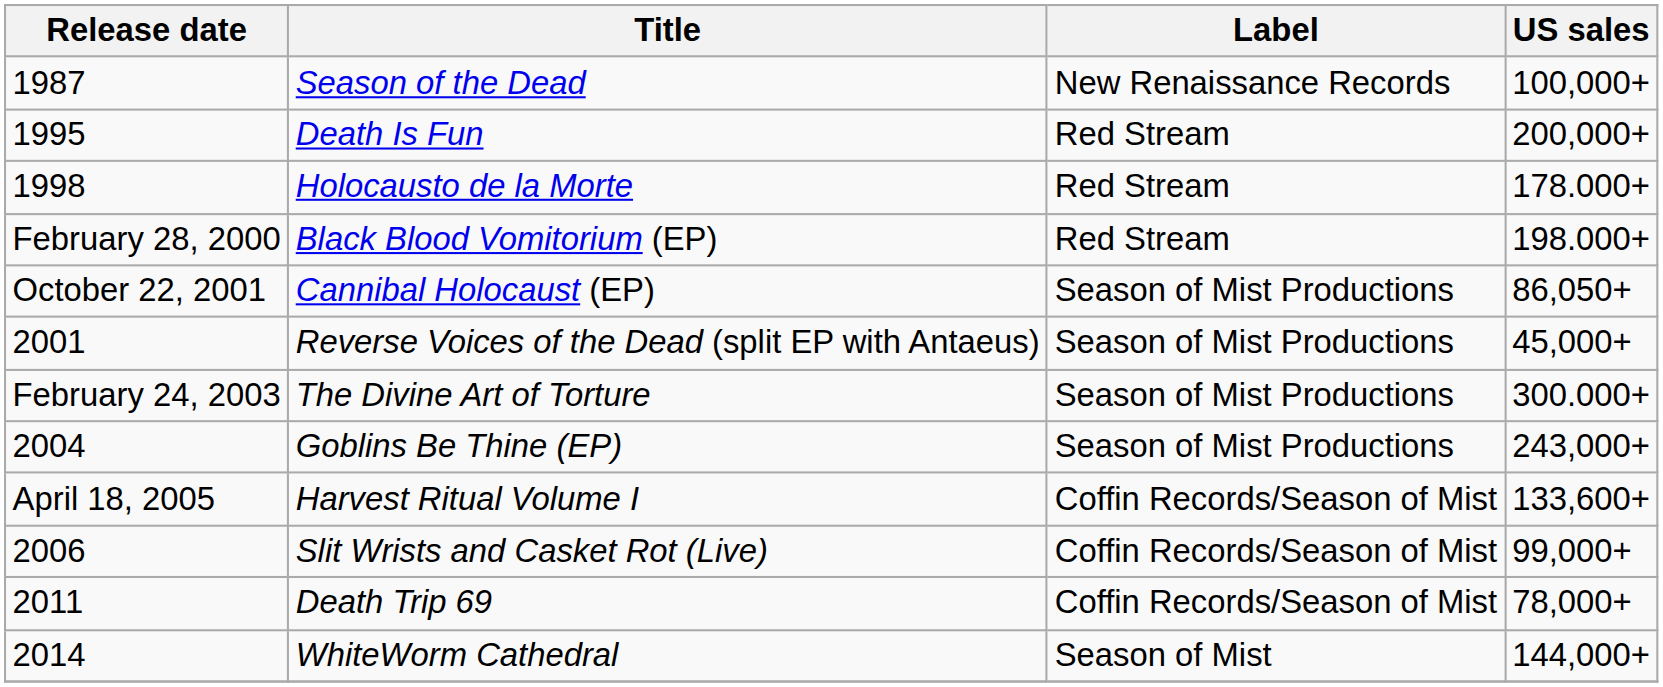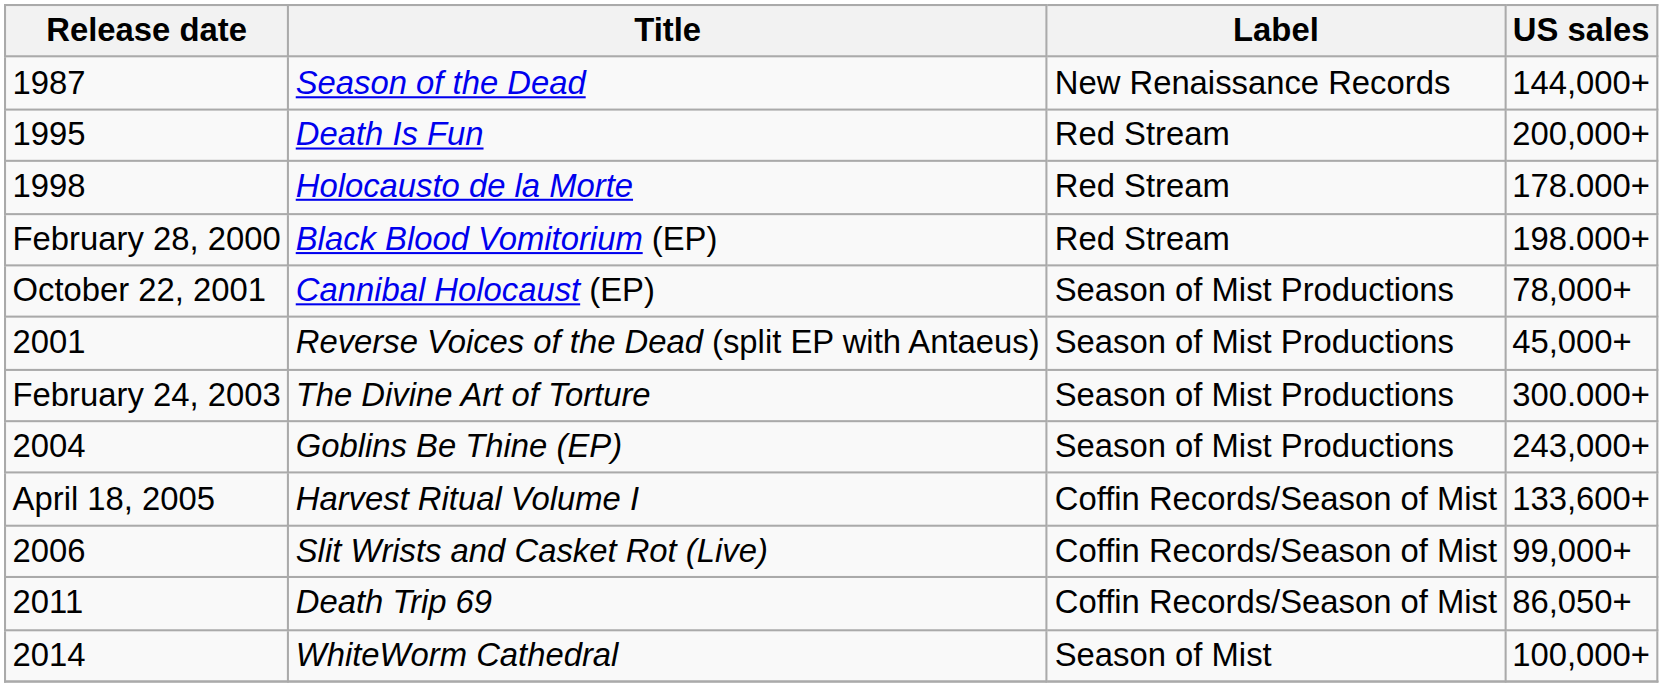(1581, 82) 100,000+ -> (1581, 82) 144,000+
(1572, 290) 86,050+ -> (1572, 290) 78,000+
(1572, 602) 78,000+ -> (1572, 602) 86,050+
(1581, 654) 144,000+ -> (1581, 654) 100,000+
